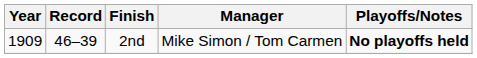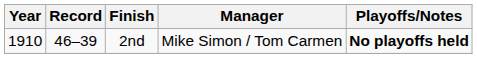(25, 41) 1909 -> (25, 41) 1910
